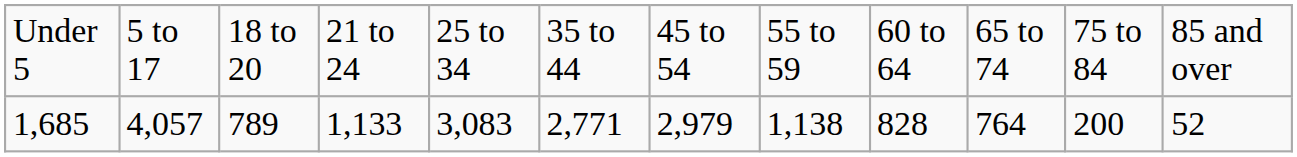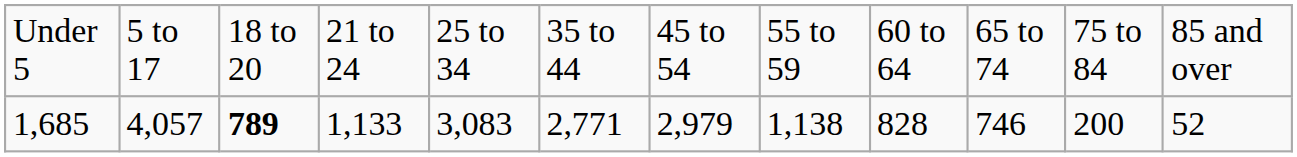(253, 123) normal -> (253, 123) bold
(1001, 123) 764 -> (1001, 123) 746
